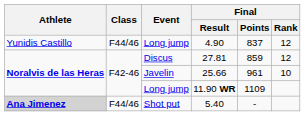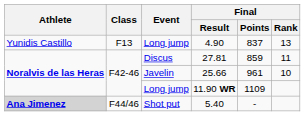(124, 43) F44/46 -> (124, 43) F13
(286, 43) 12 -> (286, 43) 13
(286, 58) 12 -> (286, 58) 11
